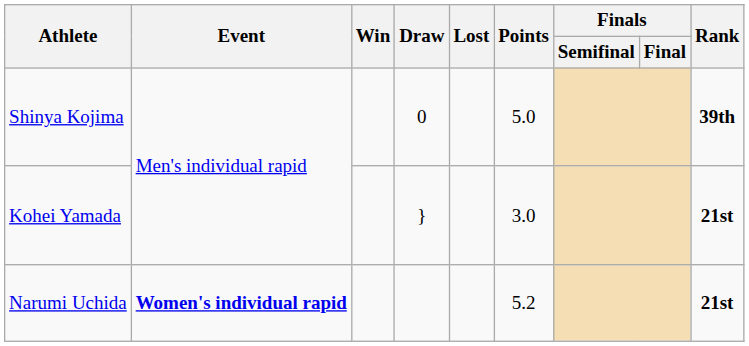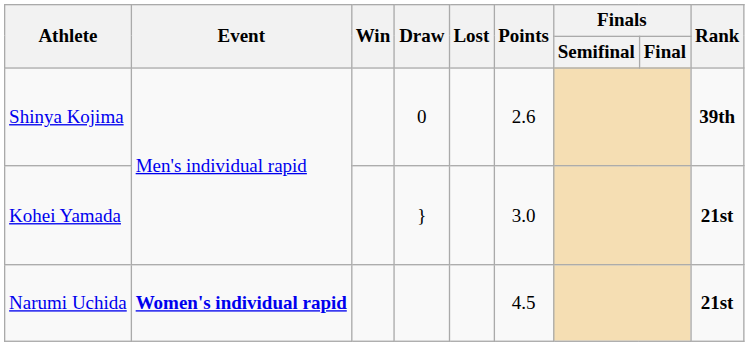(524, 116) 5.0 -> (524, 116) 2.6
(524, 303) 5.2 -> (524, 303) 4.5
